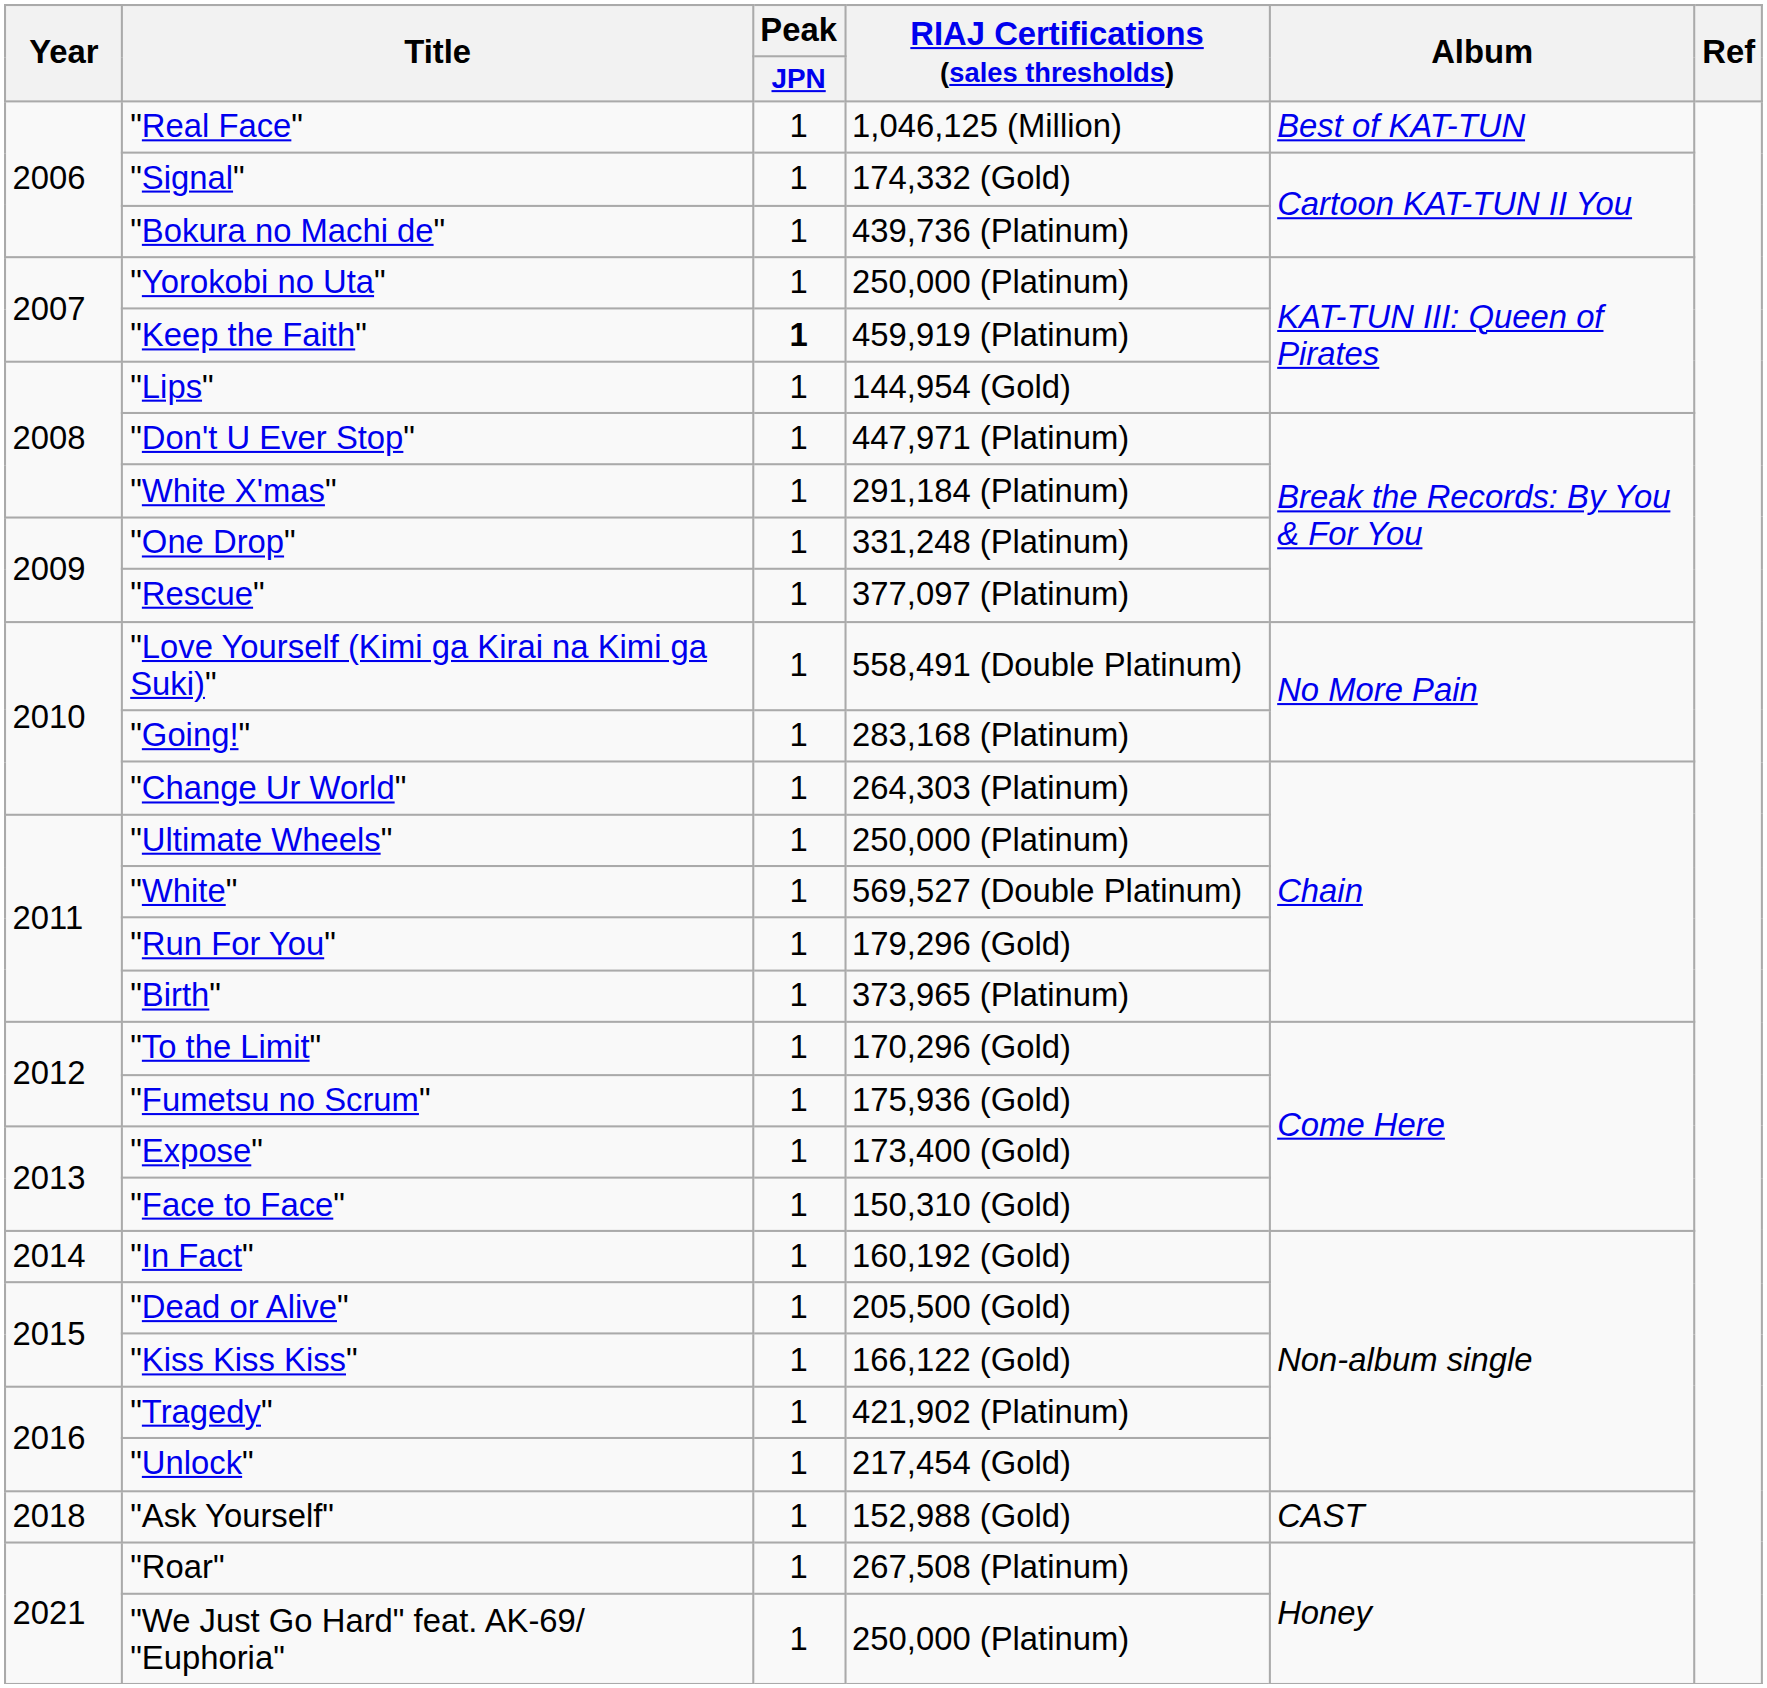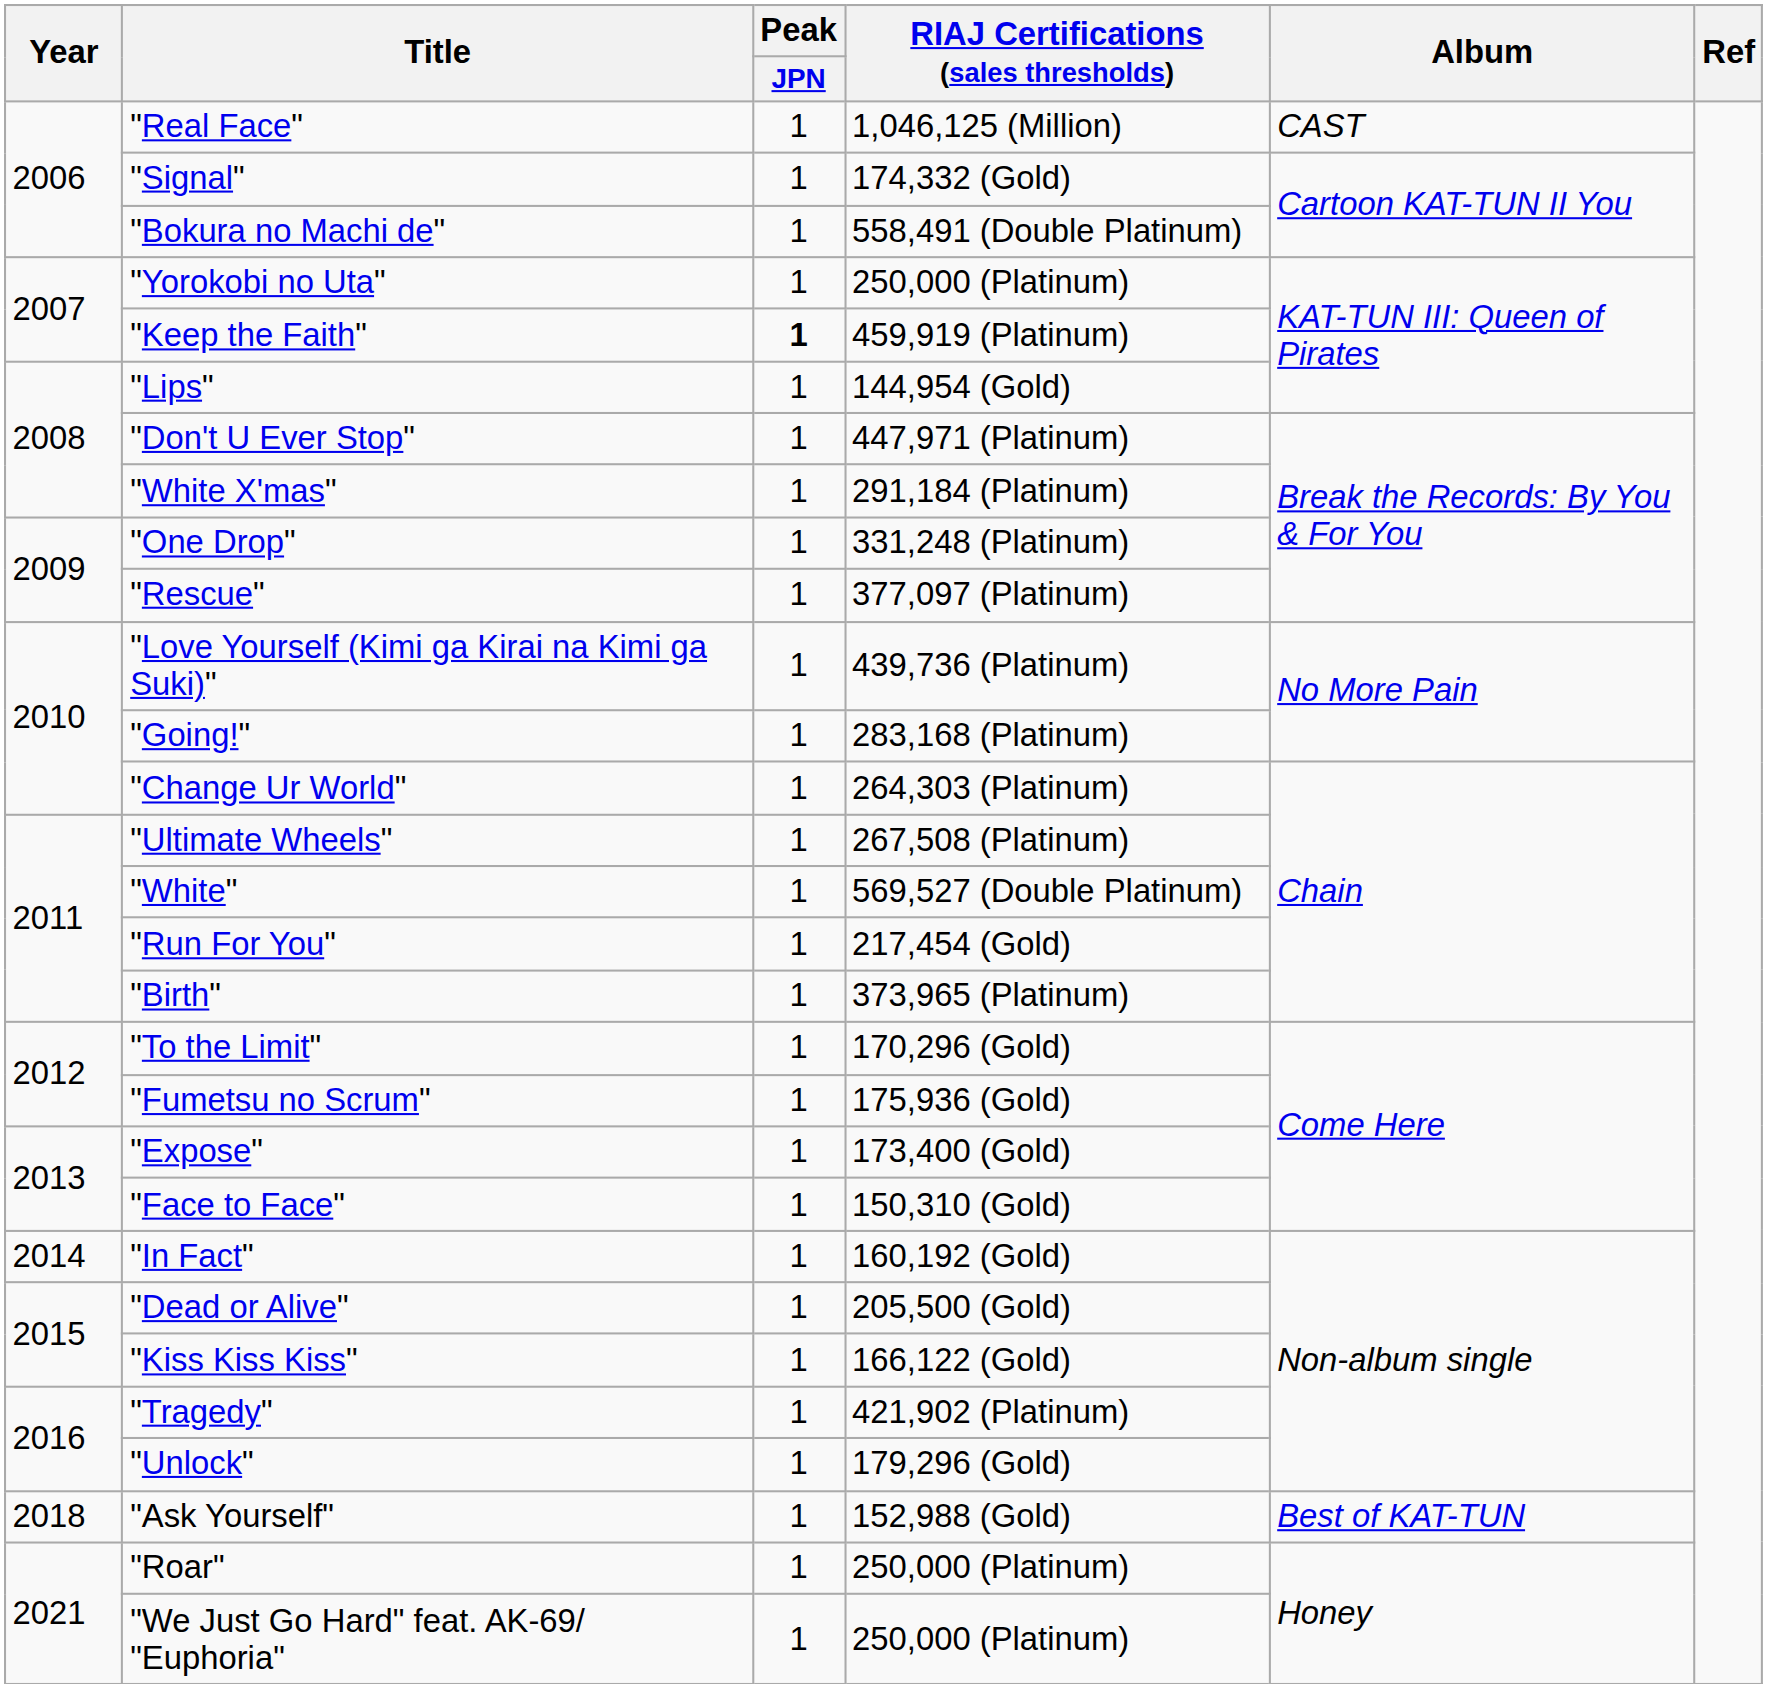(1401, 126) Best of KAT-TUN -> (1321, 126) CAST
(991, 230) 439,736 (Platinum) -> (1047, 230) 558,491 (Double Platinum)
(1047, 665) 558,491 (Double Platinum) -> (991, 665) 439,736 (Platinum)
(991, 839) 250,000 (Platinum) -> (991, 839) 267,508 (Platinum)
(961, 943) 179,296 (Gold) -> (961, 943) 217,454 (Gold)
(961, 1463) 217,454 (Gold) -> (961, 1463) 179,296 (Gold)
(1321, 1515) CAST -> (1401, 1515) Best of KAT-TUN
(991, 1567) 267,508 (Platinum) -> (991, 1567) 250,000 (Platinum)
